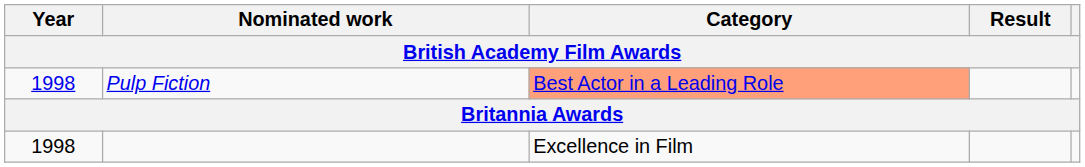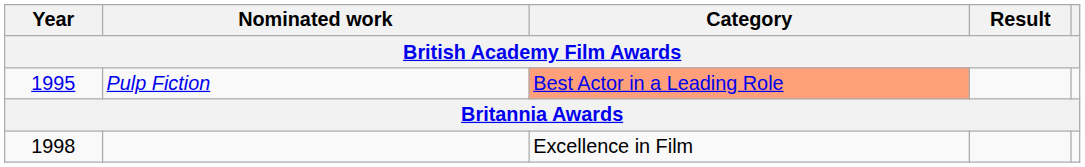(53, 83) 1998 -> (53, 83) 1995
